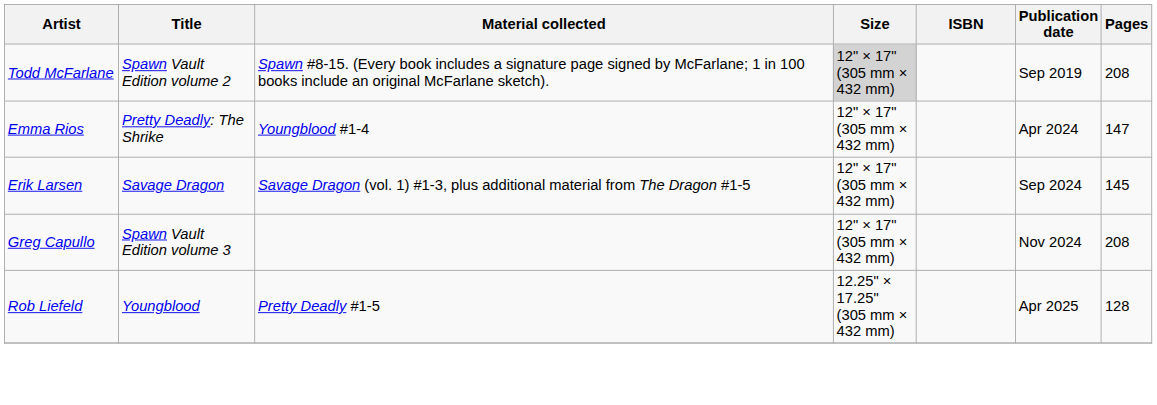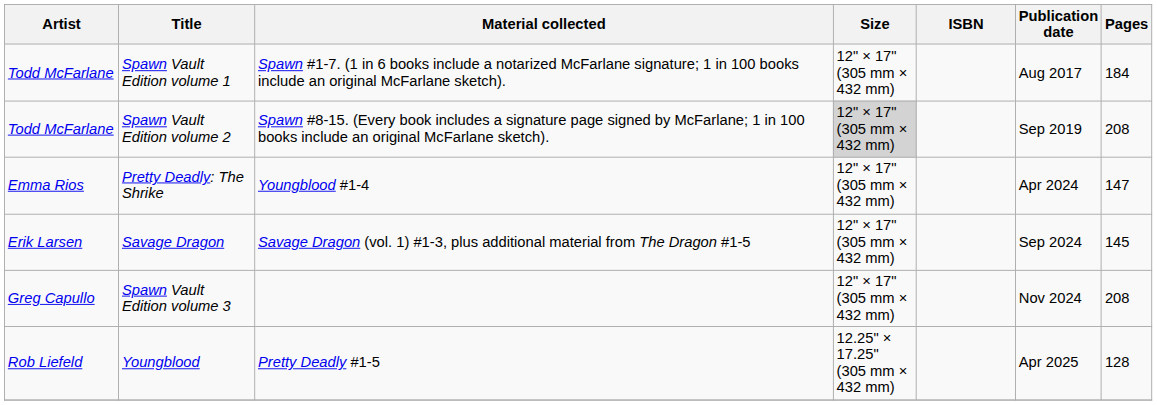+ row: (176, 72)
